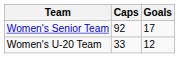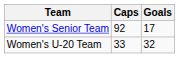(149, 45) 12 -> (149, 45) 32
